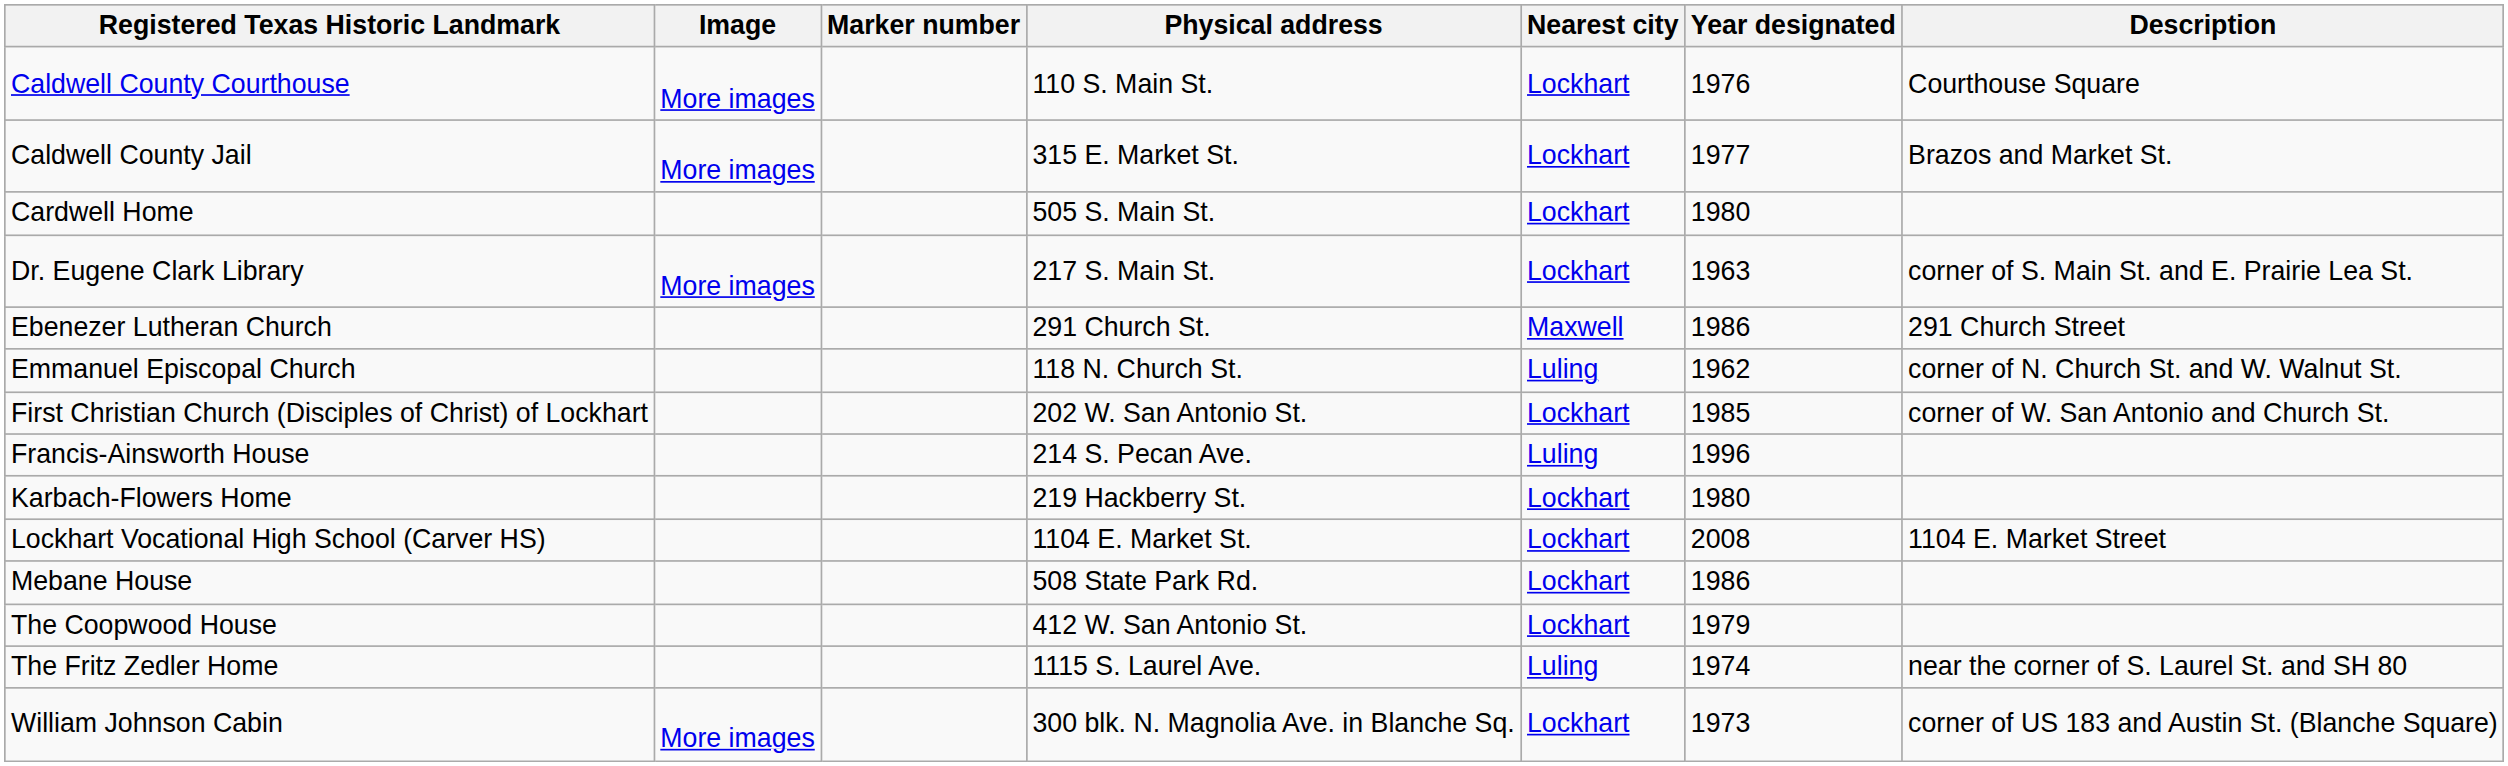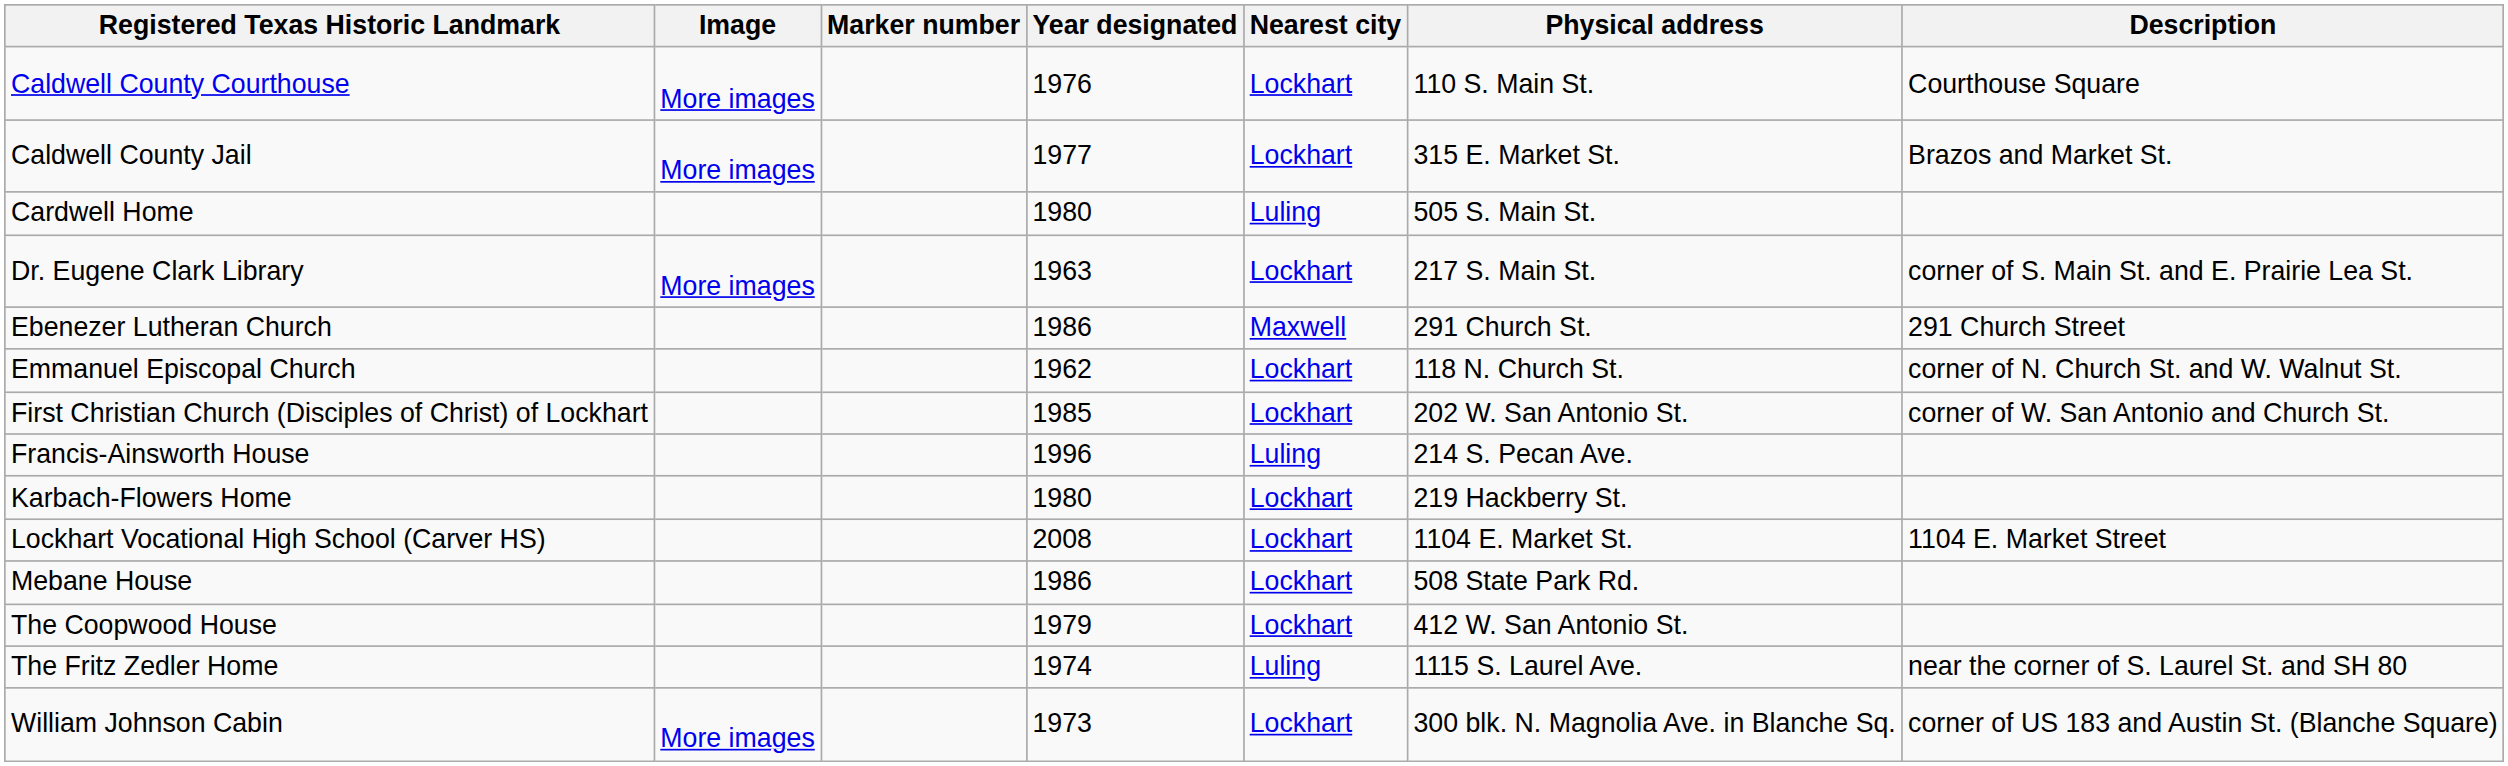columns swapped: (1274, 25) <-> (1793, 25)
(1578, 212) Lockhart -> (1285, 212) Luling
(1563, 370) Luling -> (1301, 370) Lockhart
